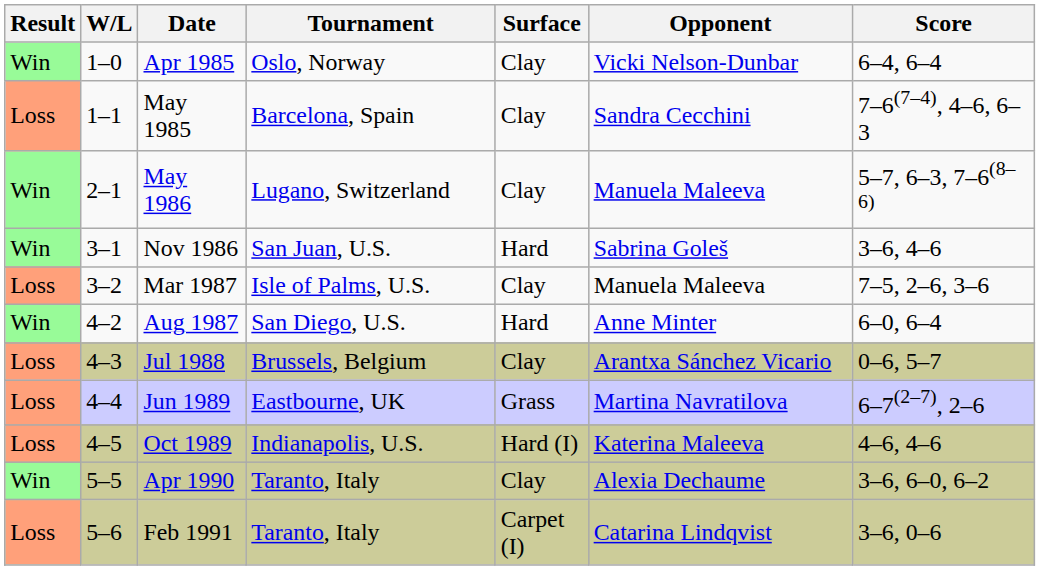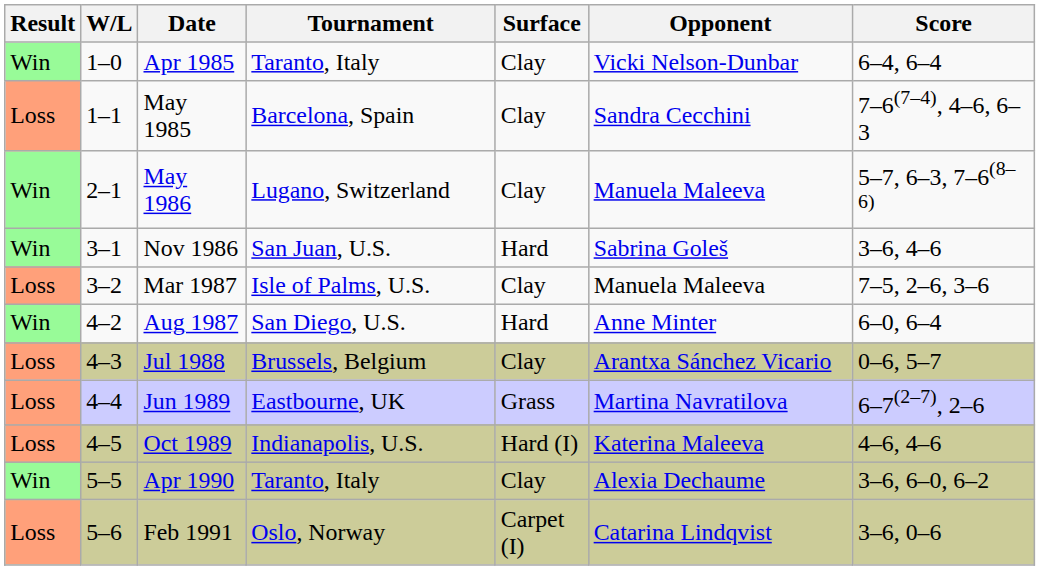(318, 61) Oslo, Norway -> (315, 61) Taranto, Italy
(315, 532) Taranto, Italy -> (318, 532) Oslo, Norway
